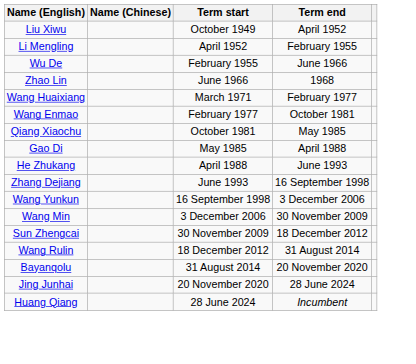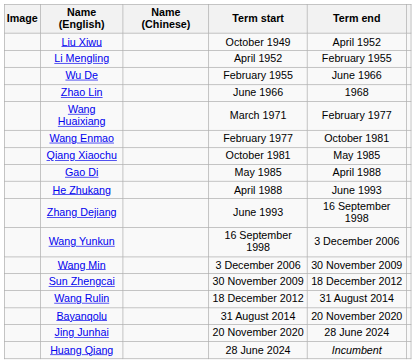+ column: (22, 19)
